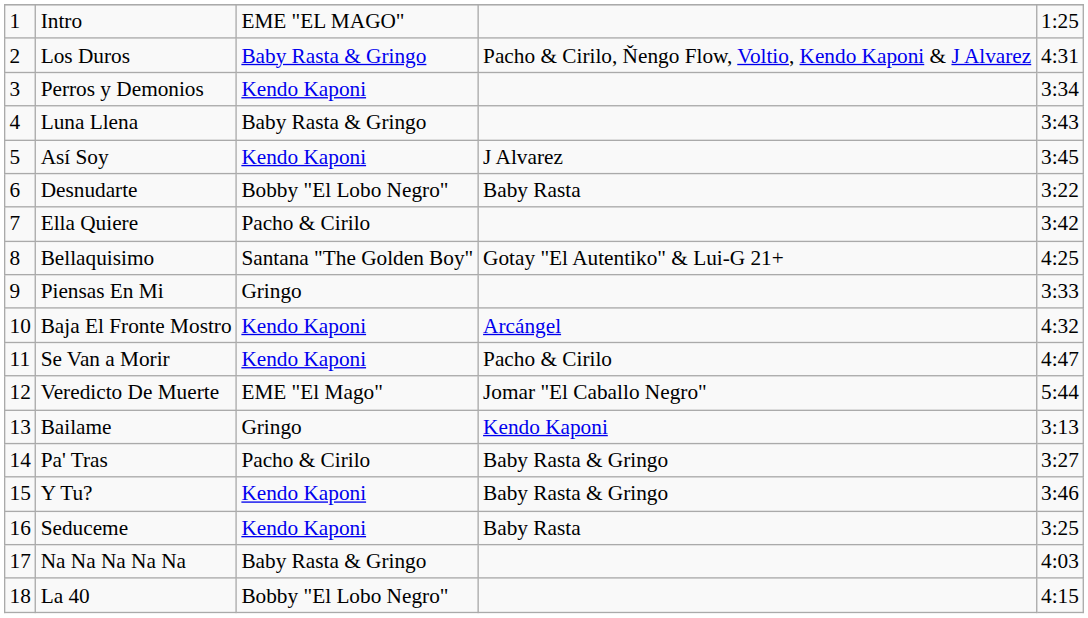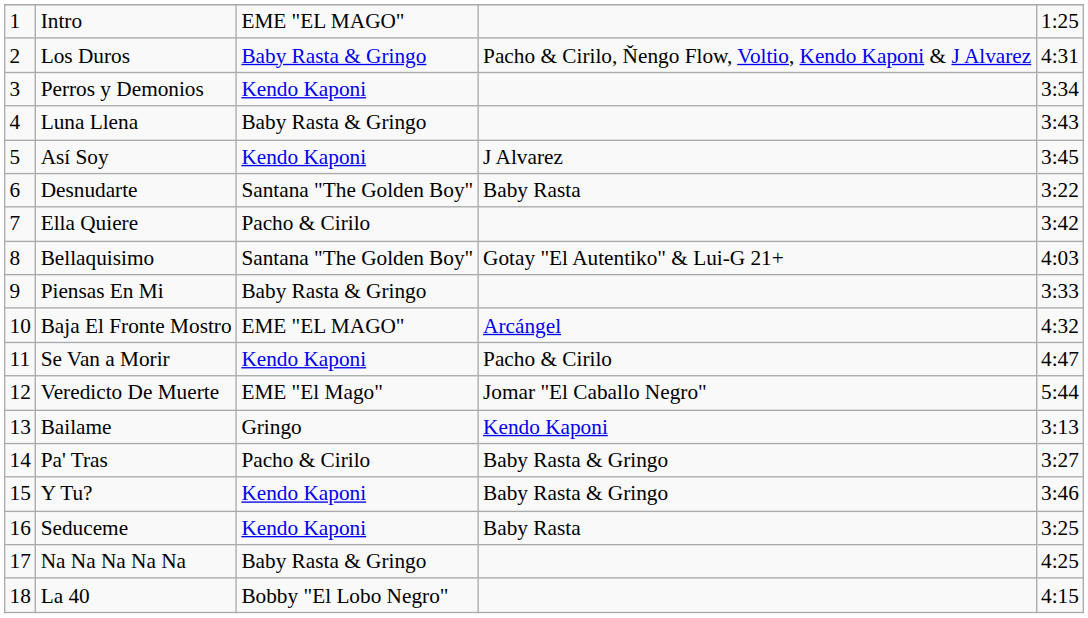(345, 190) Bobby "El Lobo Negro" -> (357, 190) Santana "The Golden Boy"
(1060, 257) 4:25 -> (1060, 257) 4:03
(272, 291) Gringo -> (334, 291) Baby Rasta & Gringo
(304, 325) Kendo Kaponi -> (323, 325) EME "EL MAGO"
(1060, 561) 4:03 -> (1060, 561) 4:25
